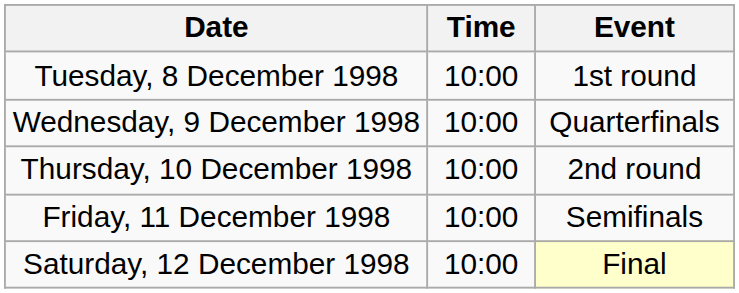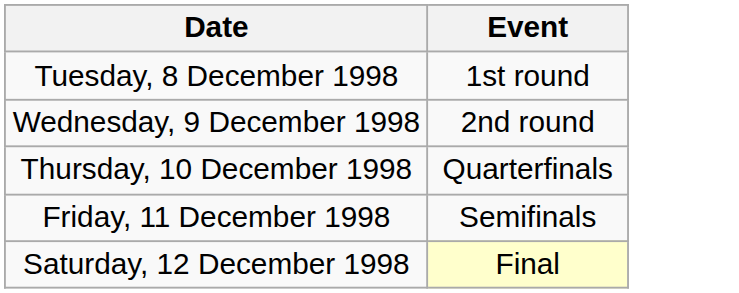- column: (481, 28)
(634, 122) Quarterfinals -> (528, 122) 2nd round
(634, 169) 2nd round -> (528, 169) Quarterfinals
